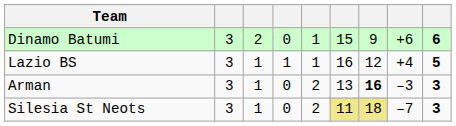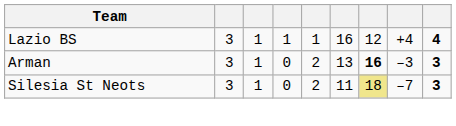- row: (64, 40)
(436, 63) 5 -> (436, 40) 4
(344, 109) khaki background -> (344, 86) no background
